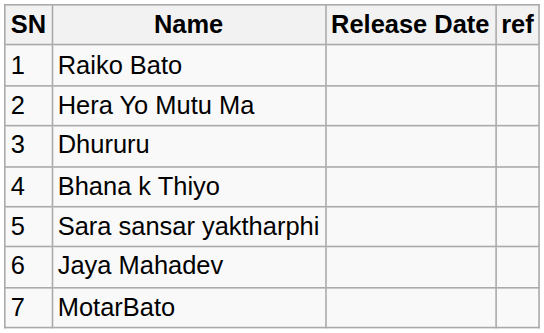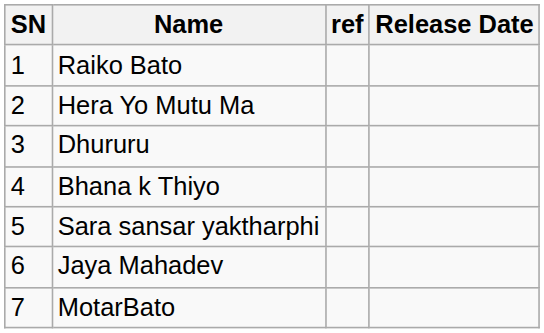columns swapped: (410, 24) <-> (517, 24)
